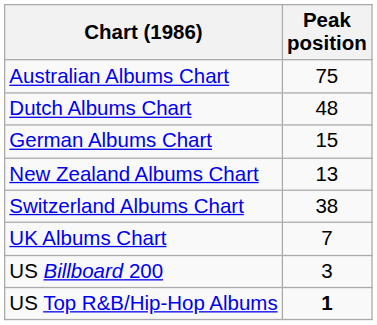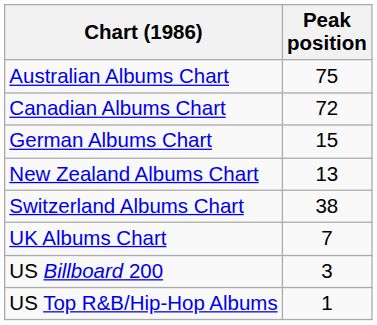+ row: (118, 108)
- row: (100, 108)
(327, 303) bold -> (327, 303) normal
